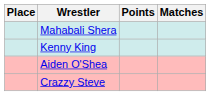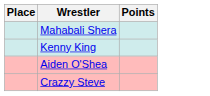- column: (182, 13)
